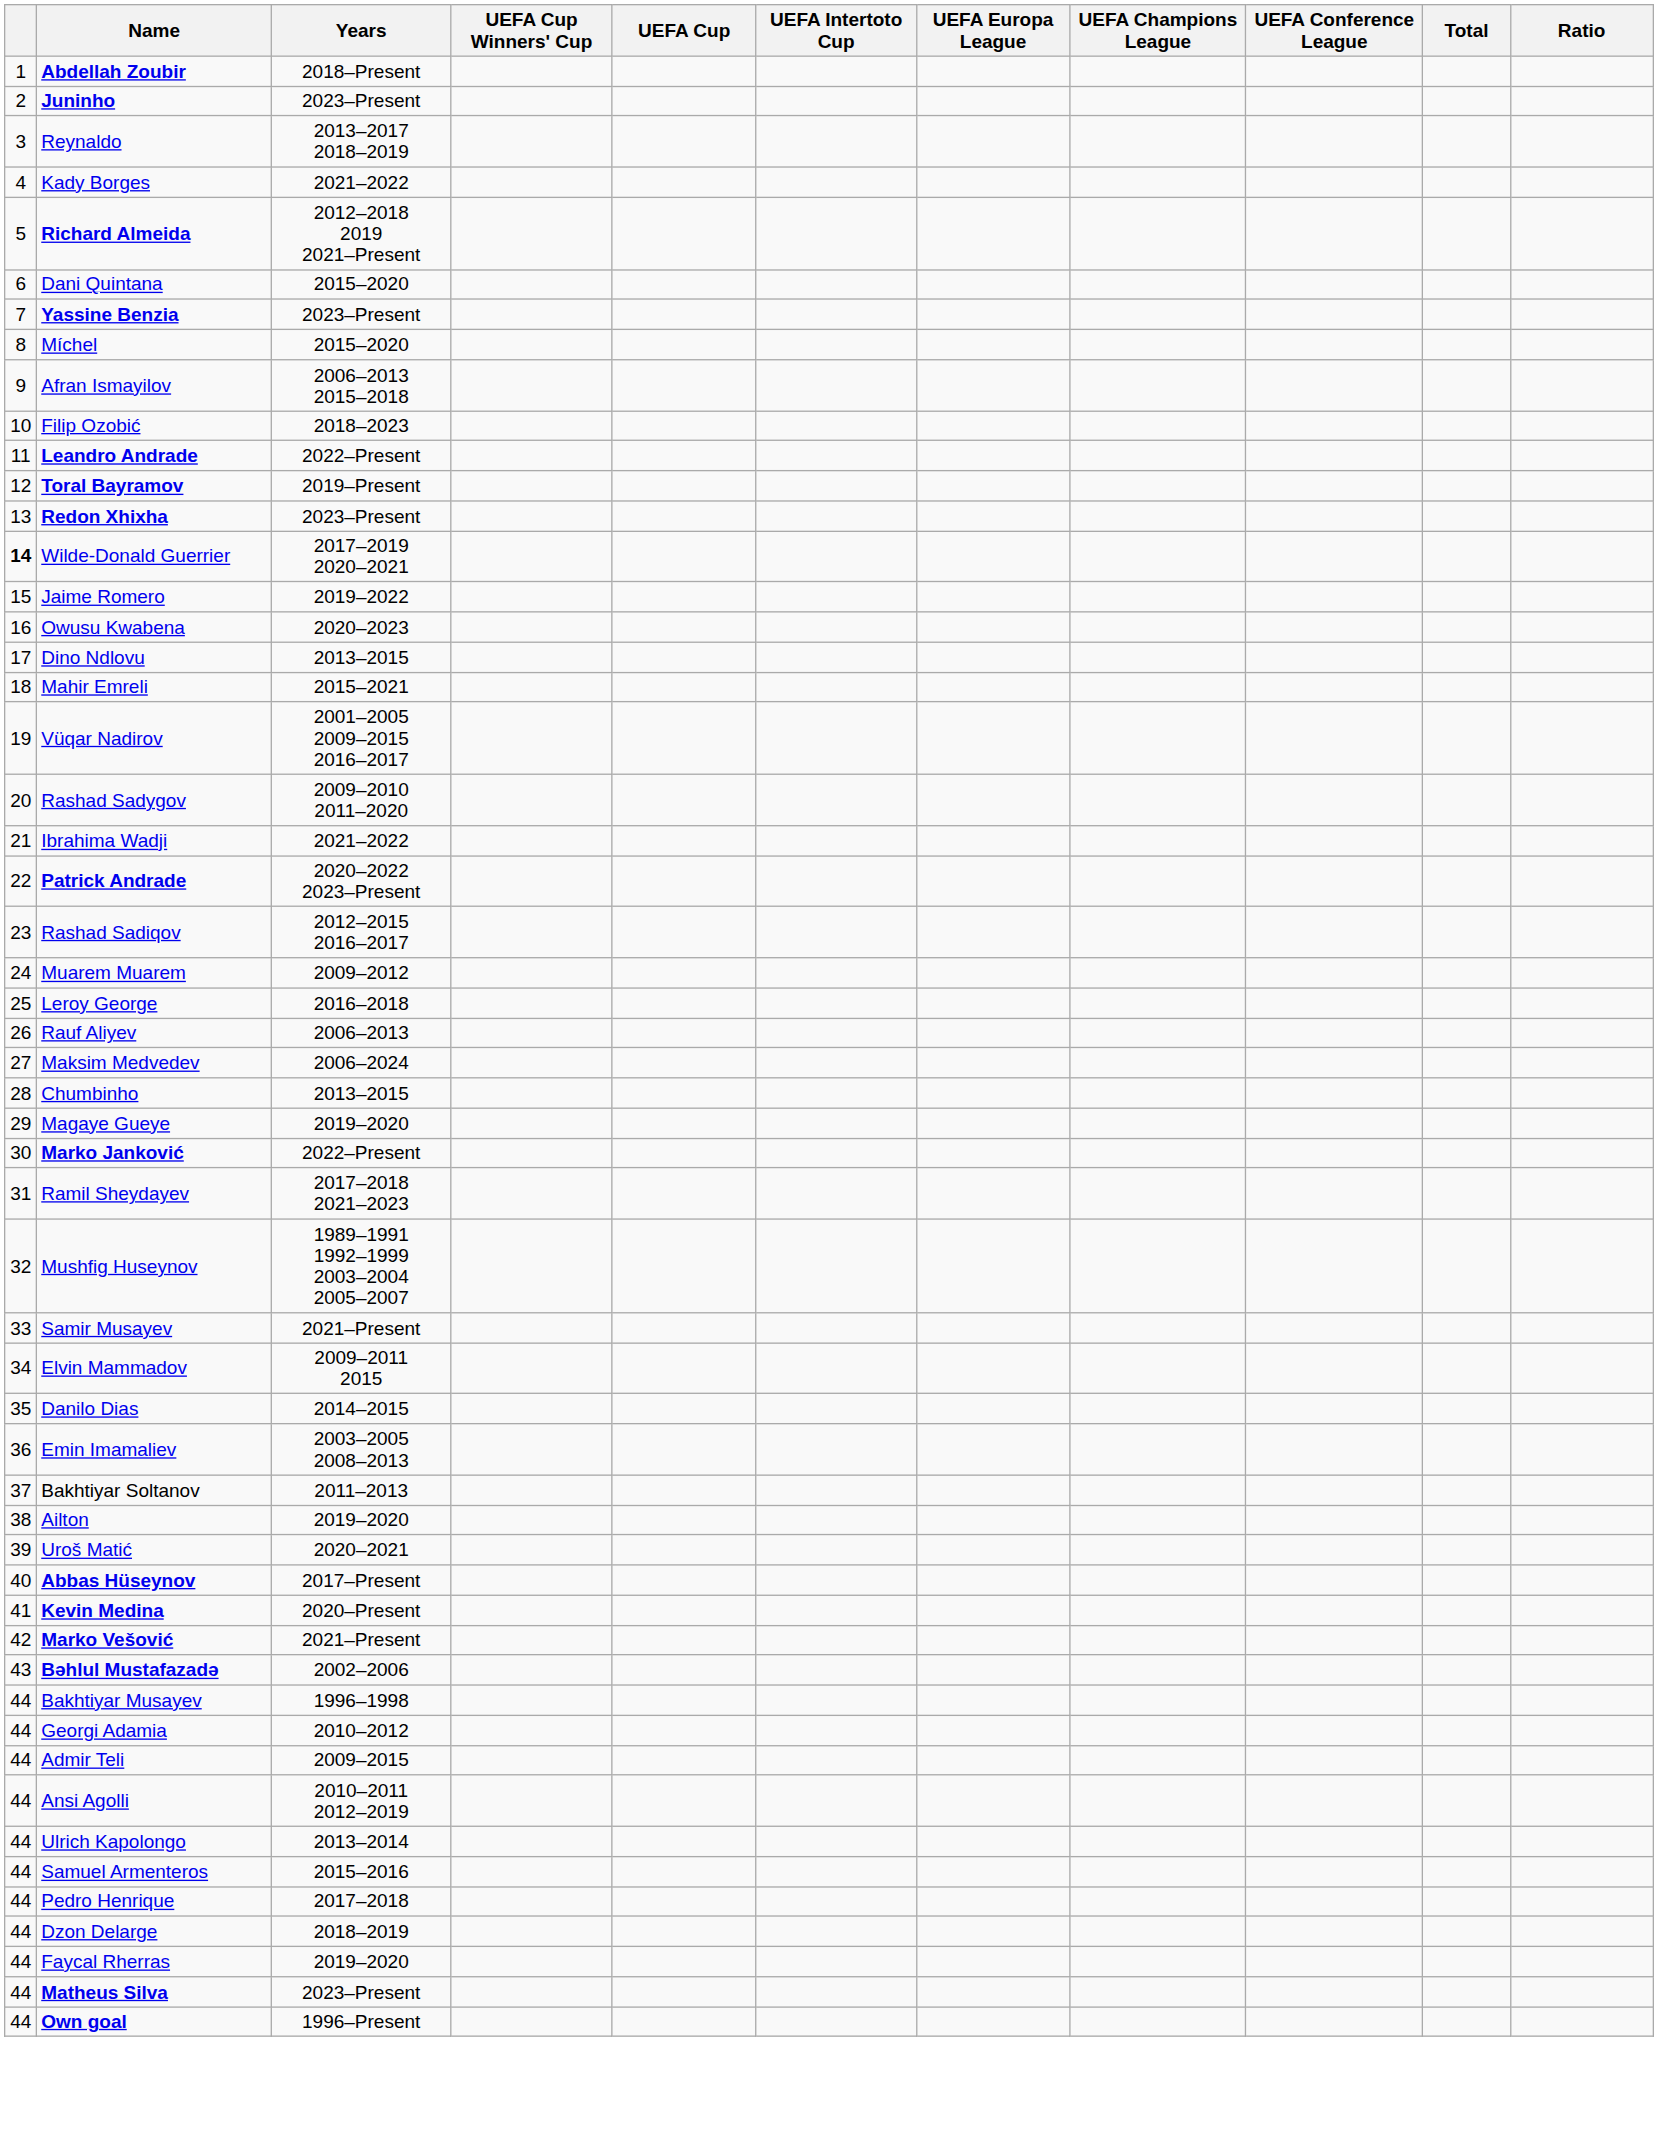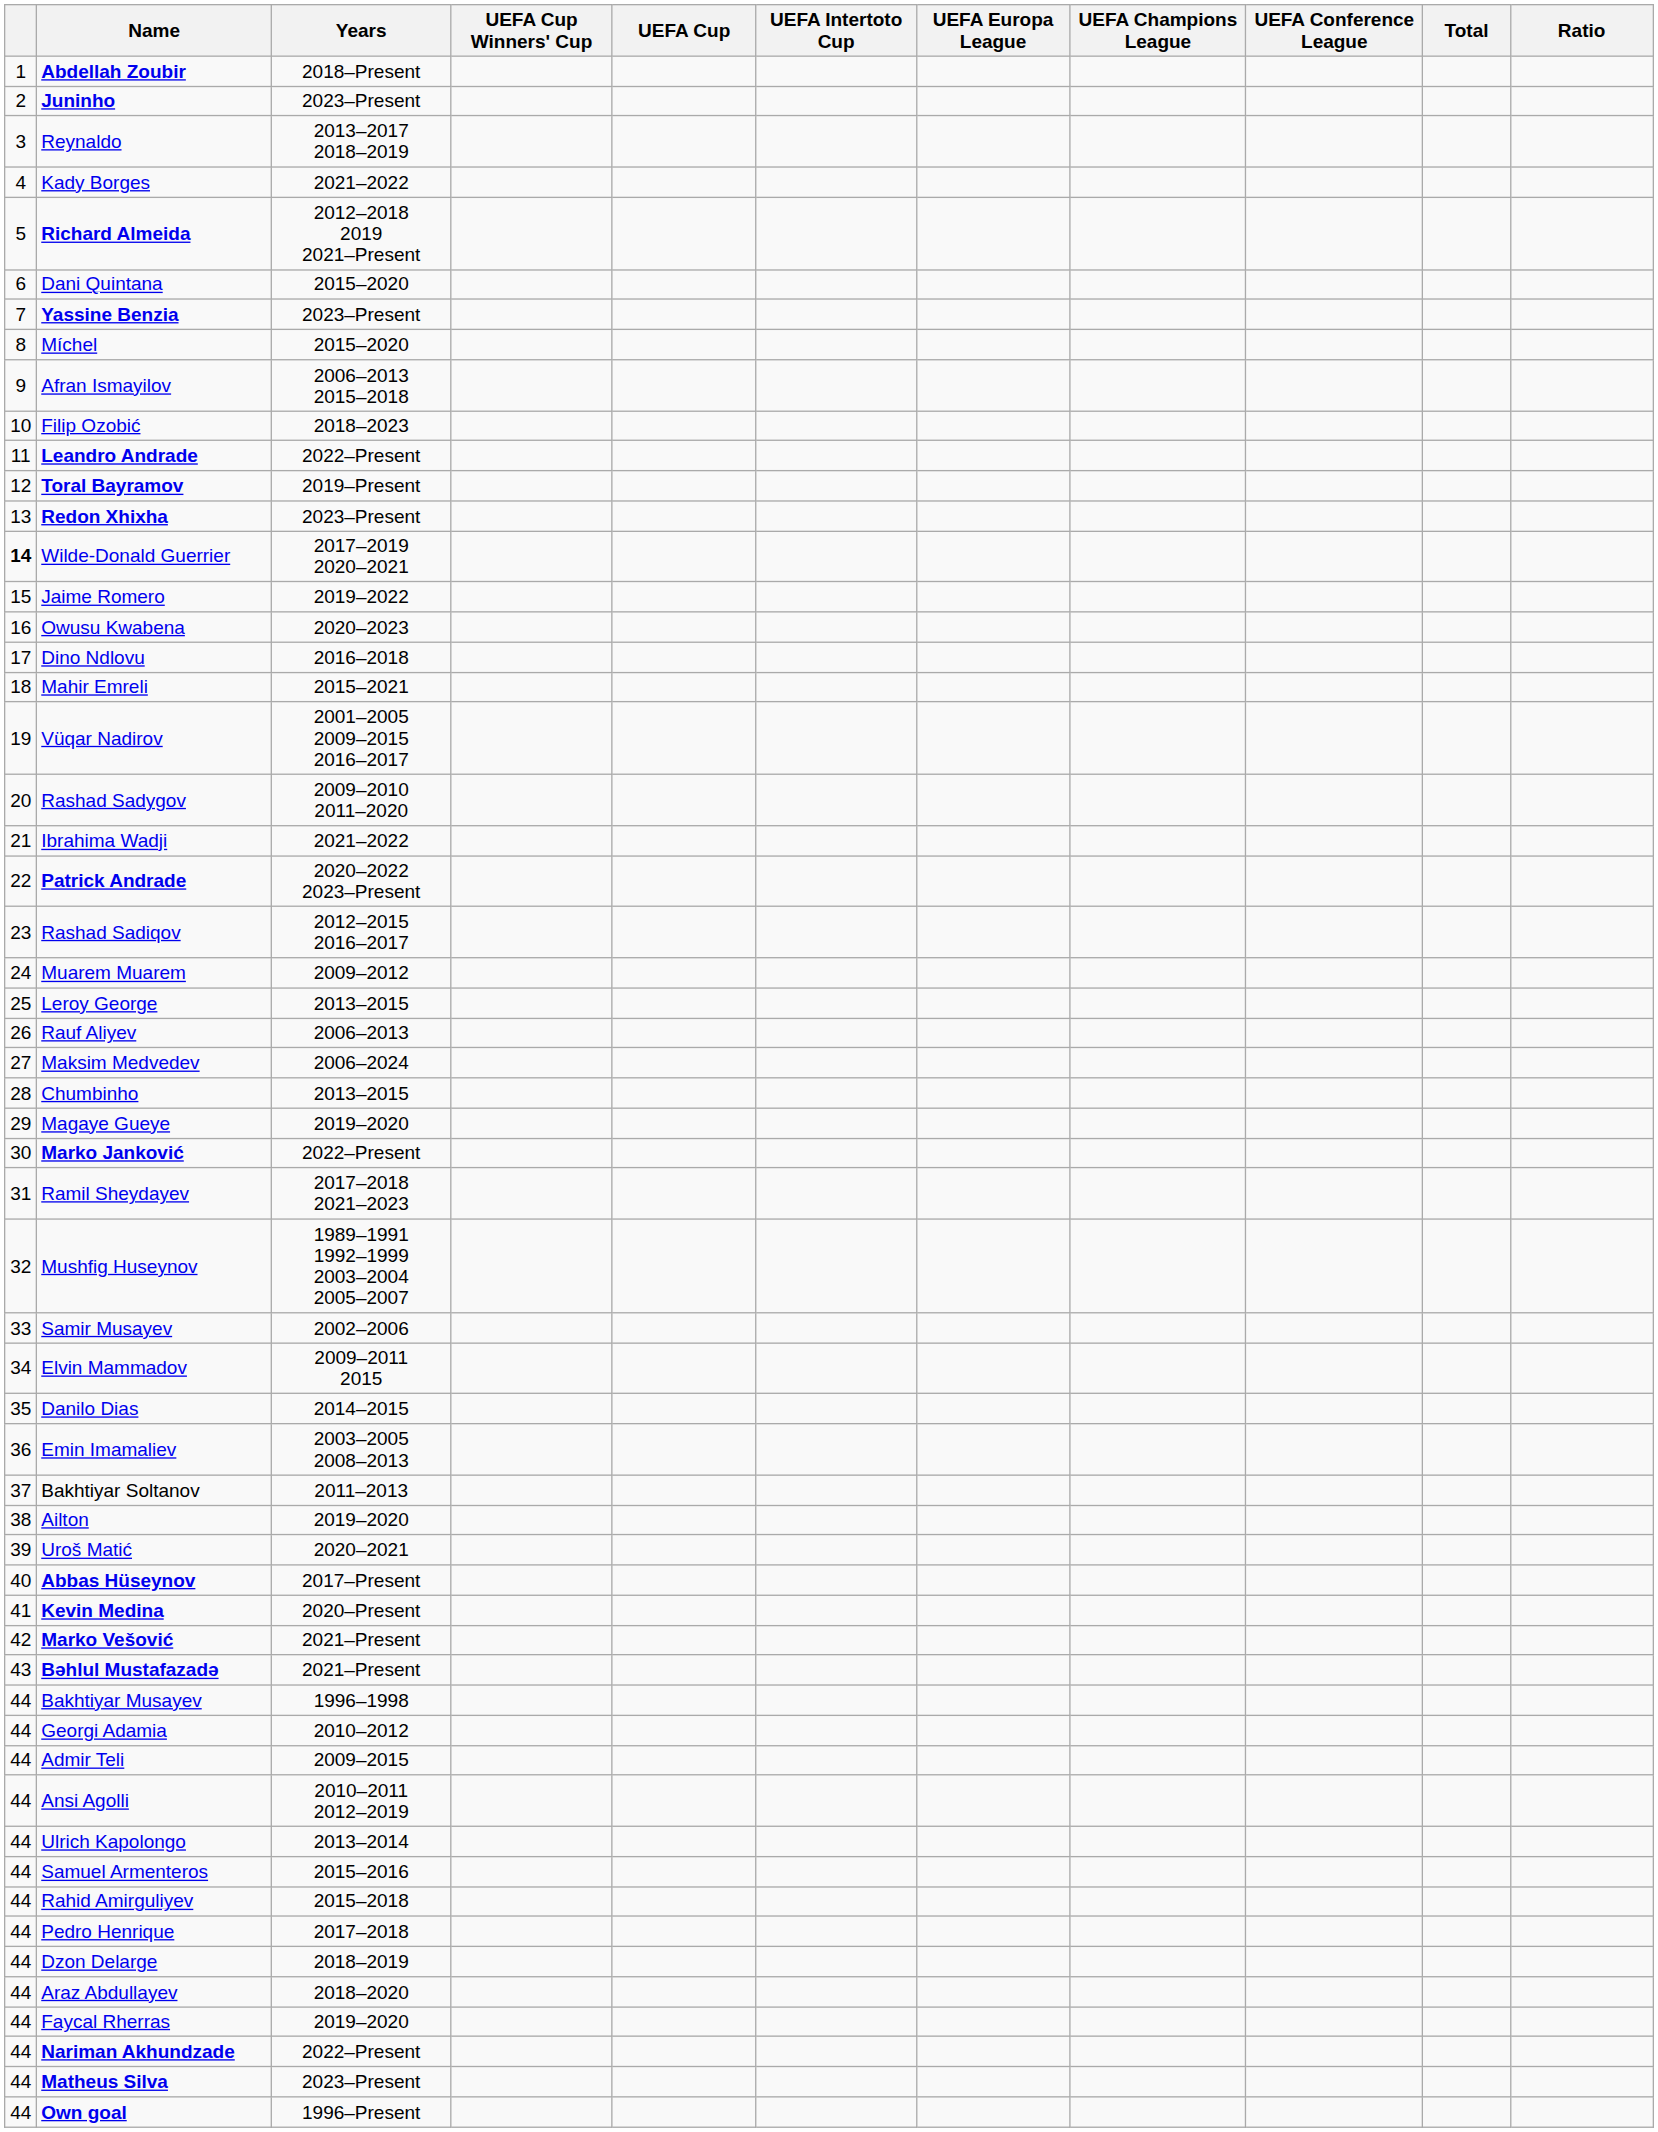(361, 657) 2013–2015 -> (361, 657) 2016–2018
(361, 1003) 2016–2018 -> (361, 1003) 2013–2015
(361, 1328) 2021–Present -> (361, 1328) 2002–2006
(361, 1670) 2002–2006 -> (361, 1670) 2021–Present
+ row: (117, 1902)
+ row: (109, 1992)
+ row: (138, 2052)
